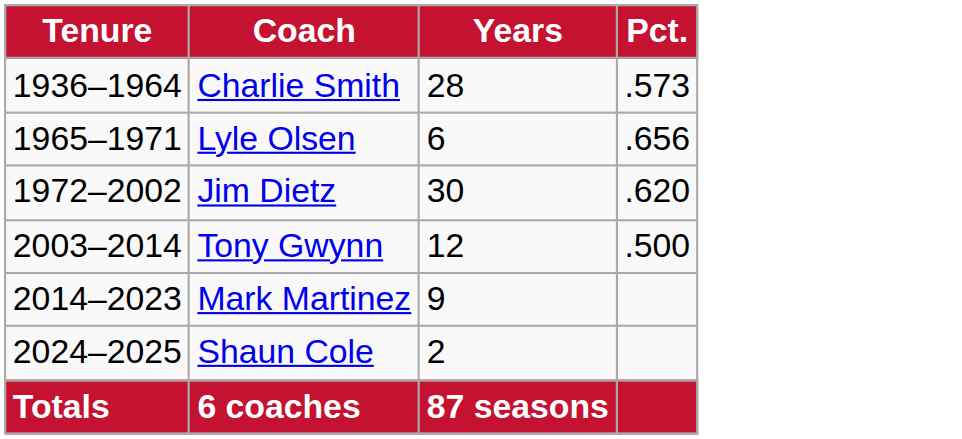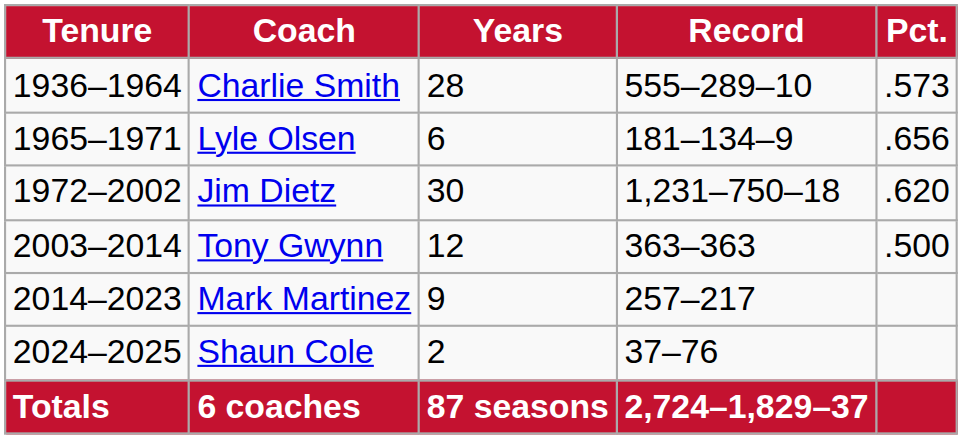+ column: (746, 31)
